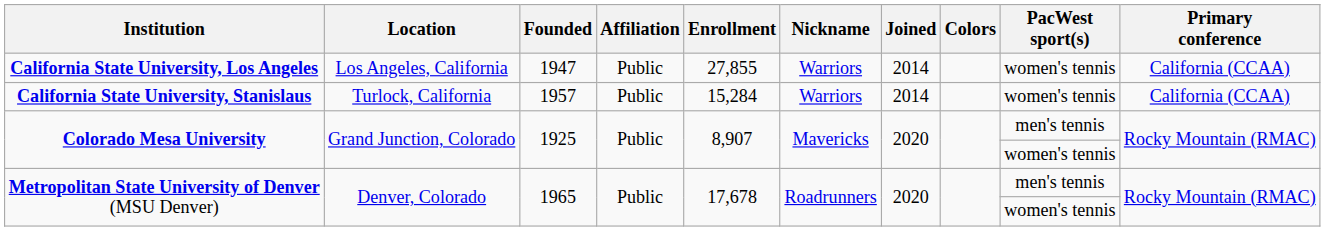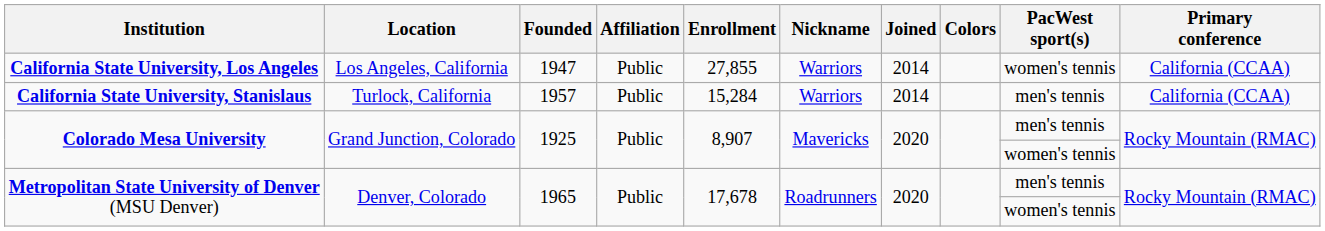(1060, 96) women's tennis -> (1060, 96) men's tennis
